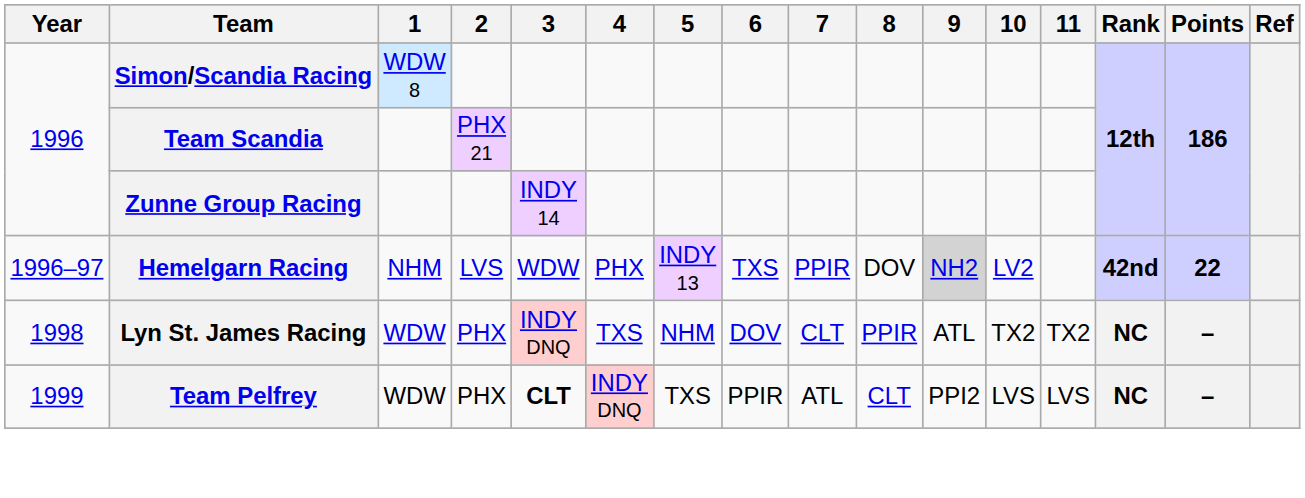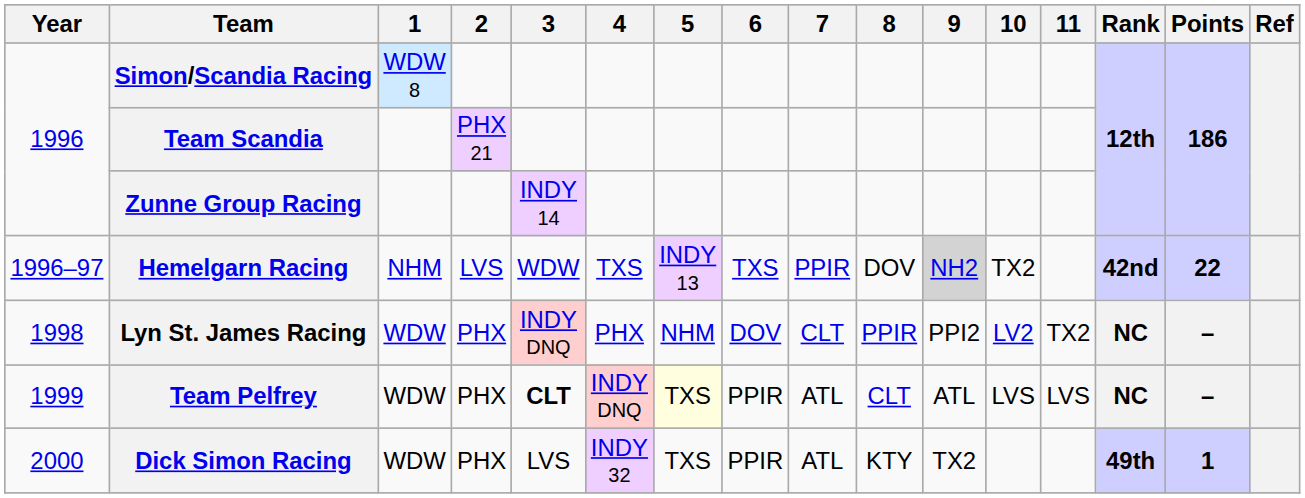(619, 268) PHX -> (619, 268) TXS
(1013, 268) LV2 -> (1013, 268) TX2
(619, 332) TXS -> (619, 332) PHX
(954, 332) ATL -> (954, 332) PPI2
(1013, 332) TX2 -> (1013, 332) LV2
(688, 397) no background -> (688, 397) lightyellow background
(954, 397) PPI2 -> (954, 397) ATL
+ row: (243, 461)
